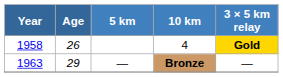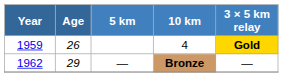(30, 45) 1958 -> (30, 45) 1959
(30, 63) 1963 -> (30, 63) 1962
